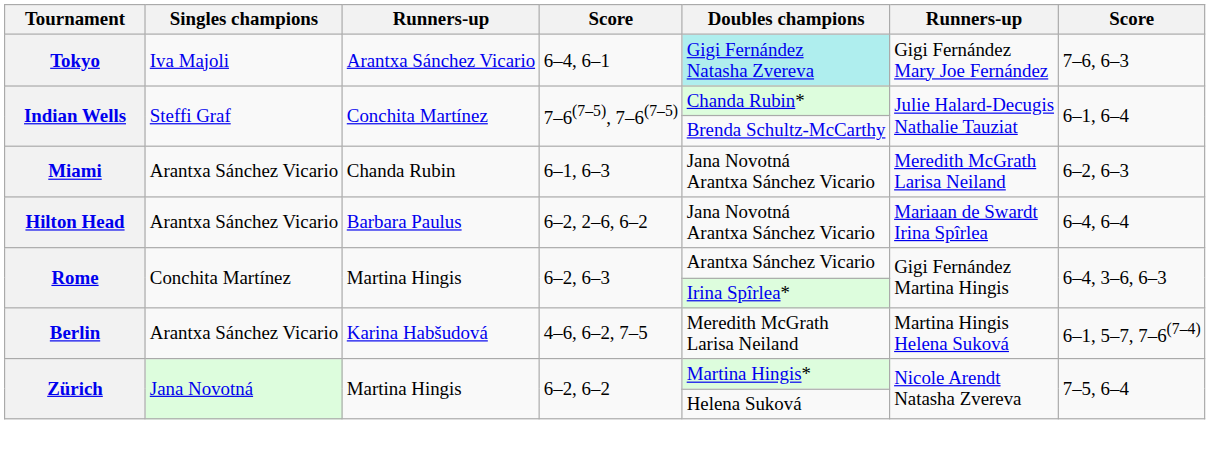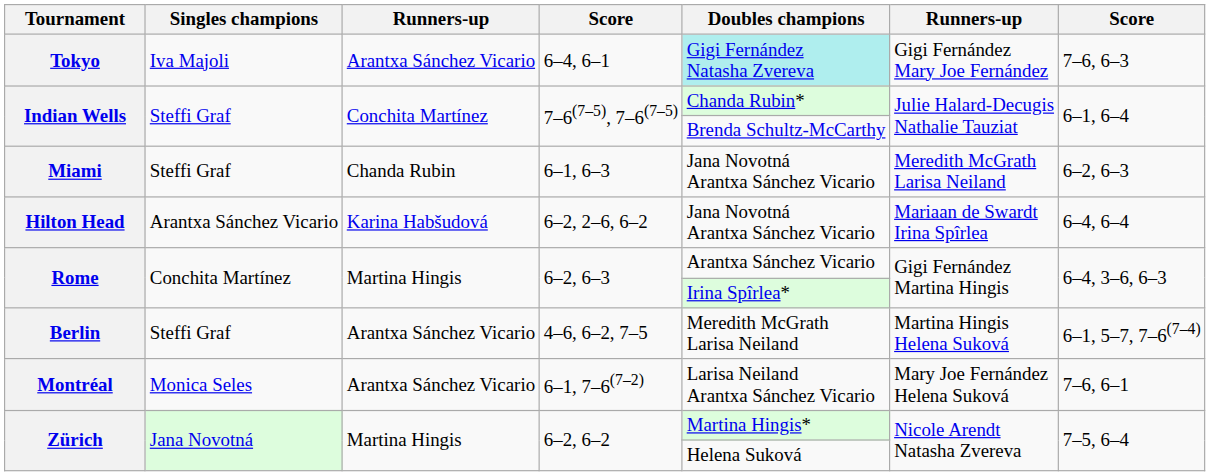(244, 171) Arantxa Sánchez Vicario -> (190, 171) Steffi Graf
(404, 222) Barbara Paulus -> (417, 222) Karina Habšudová
(244, 333) Arantxa Sánchez Vicario -> (190, 333) Steffi Graf
(417, 333) Karina Habšudová -> (441, 333) Arantxa Sánchez Vicario
+ row: (75, 384)
